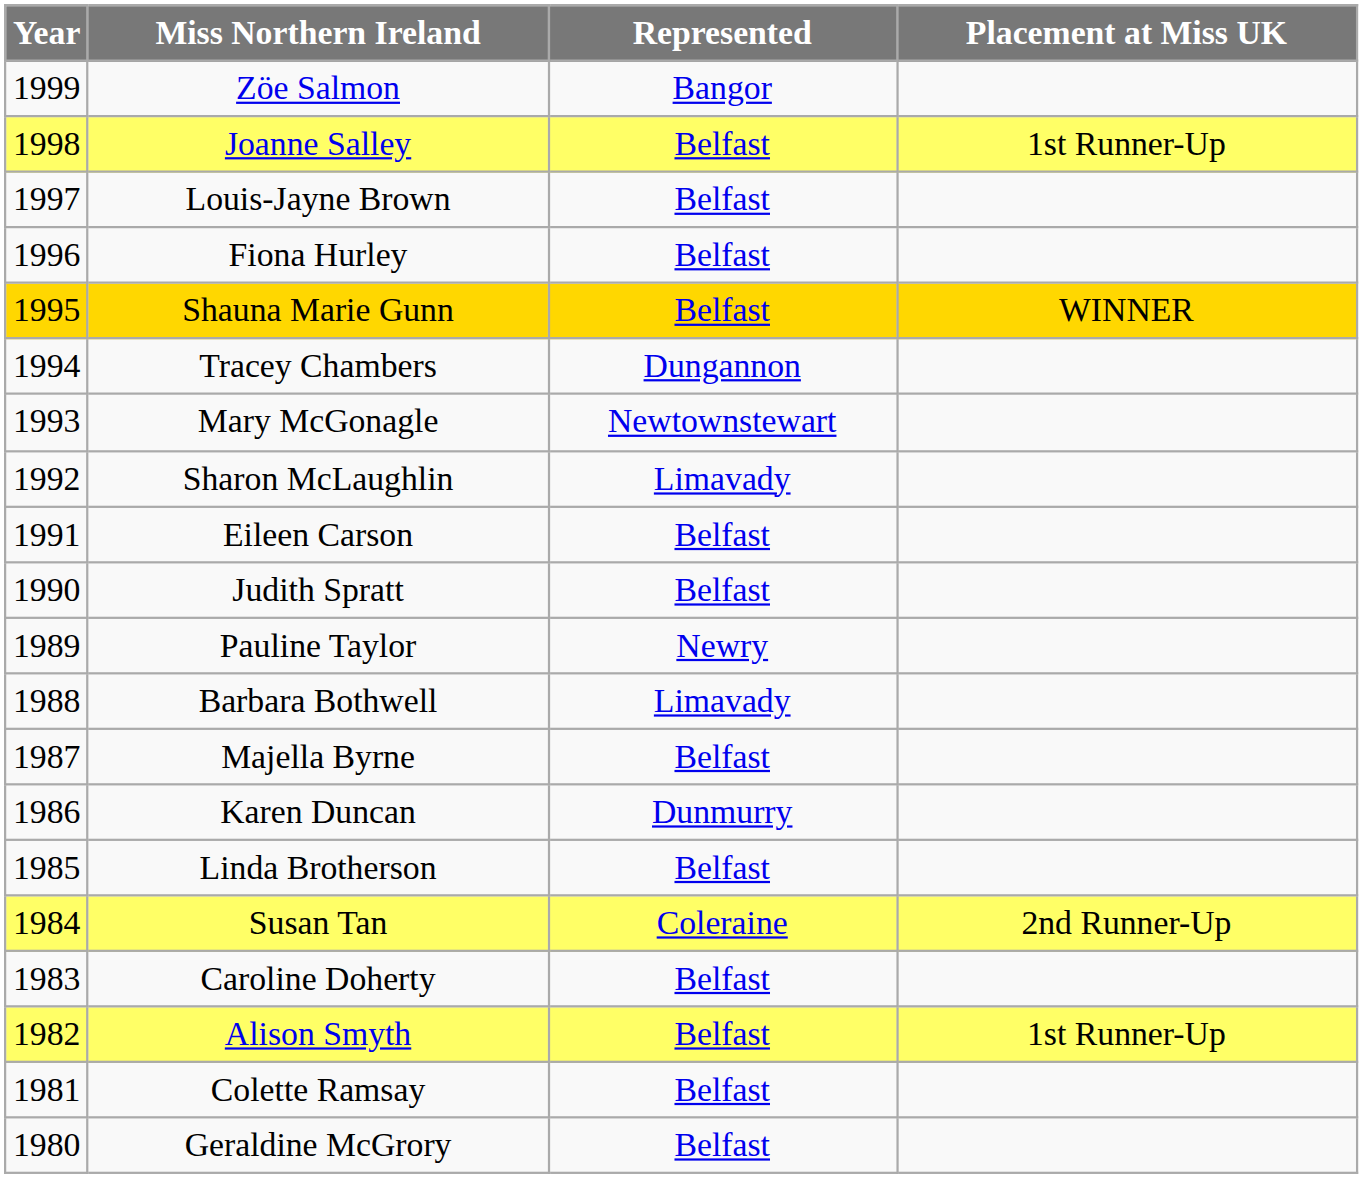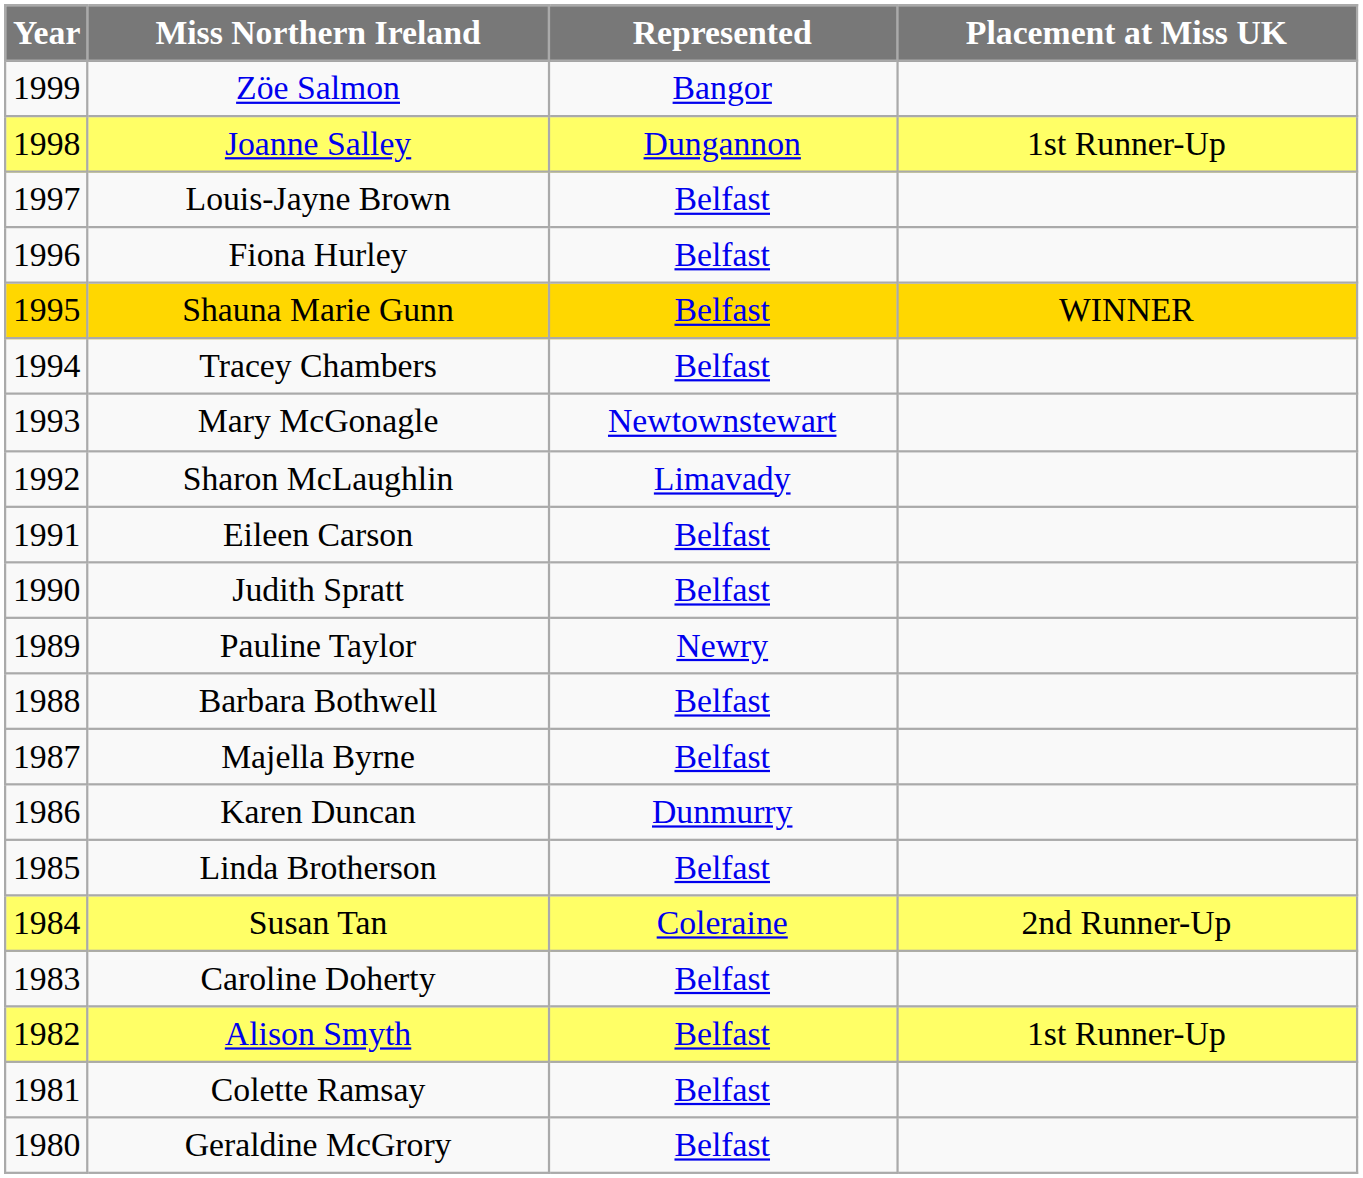(722, 143) Belfast -> (722, 143) Dungannon
(722, 366) Dungannon -> (722, 366) Belfast
(722, 700) Limavady -> (722, 700) Belfast
